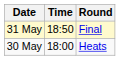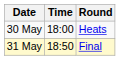rows swapped: (24, 47) <-> (24, 30)
